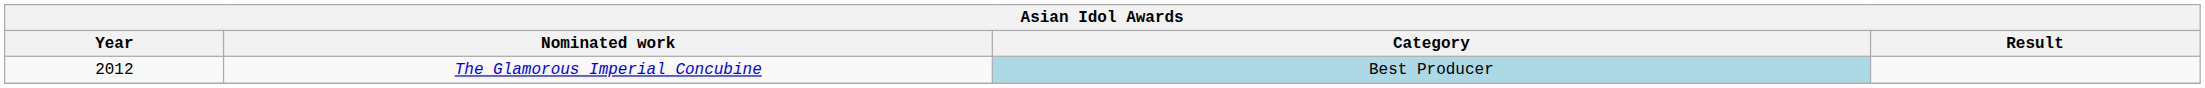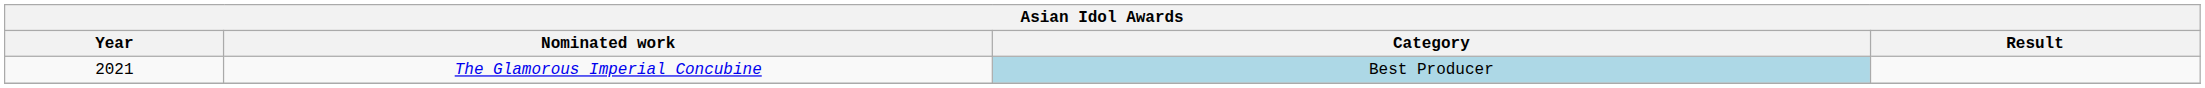(114, 70) 2012 -> (114, 70) 2021
